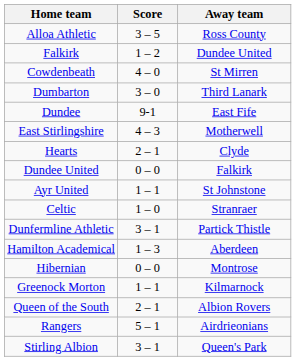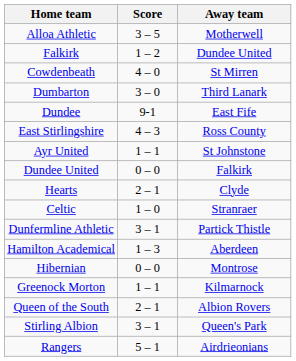(234, 33) Ross County -> (234, 33) Motherwell
(234, 131) Motherwell -> (234, 131) Ross County
rows swapped: (61, 151) <-> (61, 190)
rows swapped: (61, 326) <-> (61, 346)
